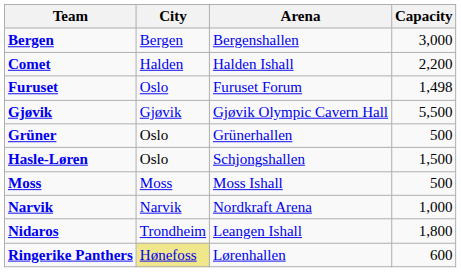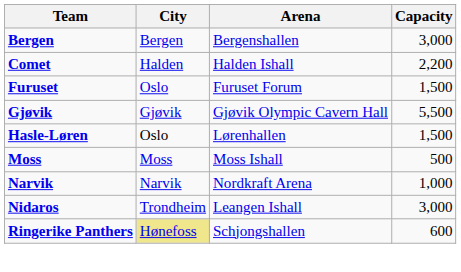(436, 87) 1,498 -> (436, 87) 1,500
- row: (32, 135)
(259, 159) Schjongshallen -> (249, 135) Lørenhallen
(436, 231) 1,800 -> (436, 207) 3,000
(249, 254) Lørenhallen -> (259, 231) Schjongshallen
